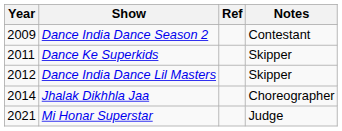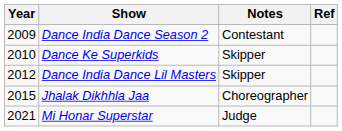columns swapped: (292, 14) <-> (232, 14)
(21, 55) 2011 -> (22, 55) 2010
(22, 95) 2014 -> (22, 95) 2015
